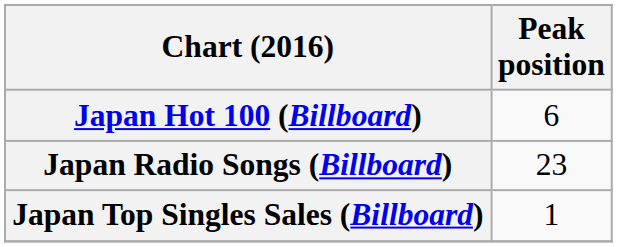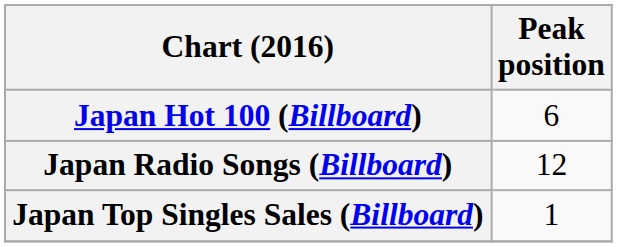(551, 164) 23 -> (551, 164) 12
